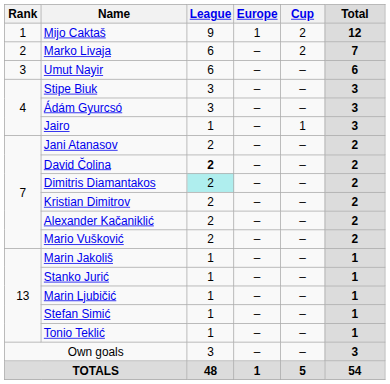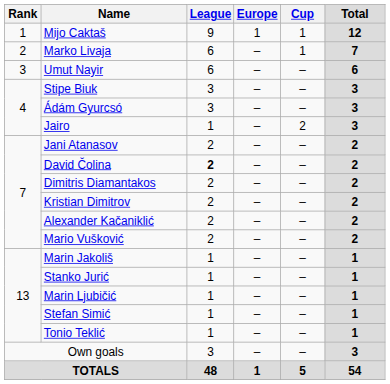(303, 33) 2 -> (303, 33) 1
(303, 51) 2 -> (303, 51) 1
(303, 127) 1 -> (303, 127) 2
(210, 183) paleturquoise background -> (210, 183) no background
